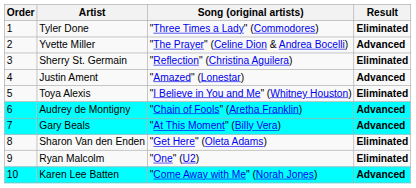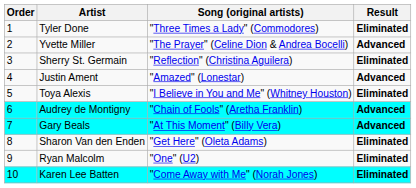(381, 175) Advanced -> (382, 175) Eliminated
